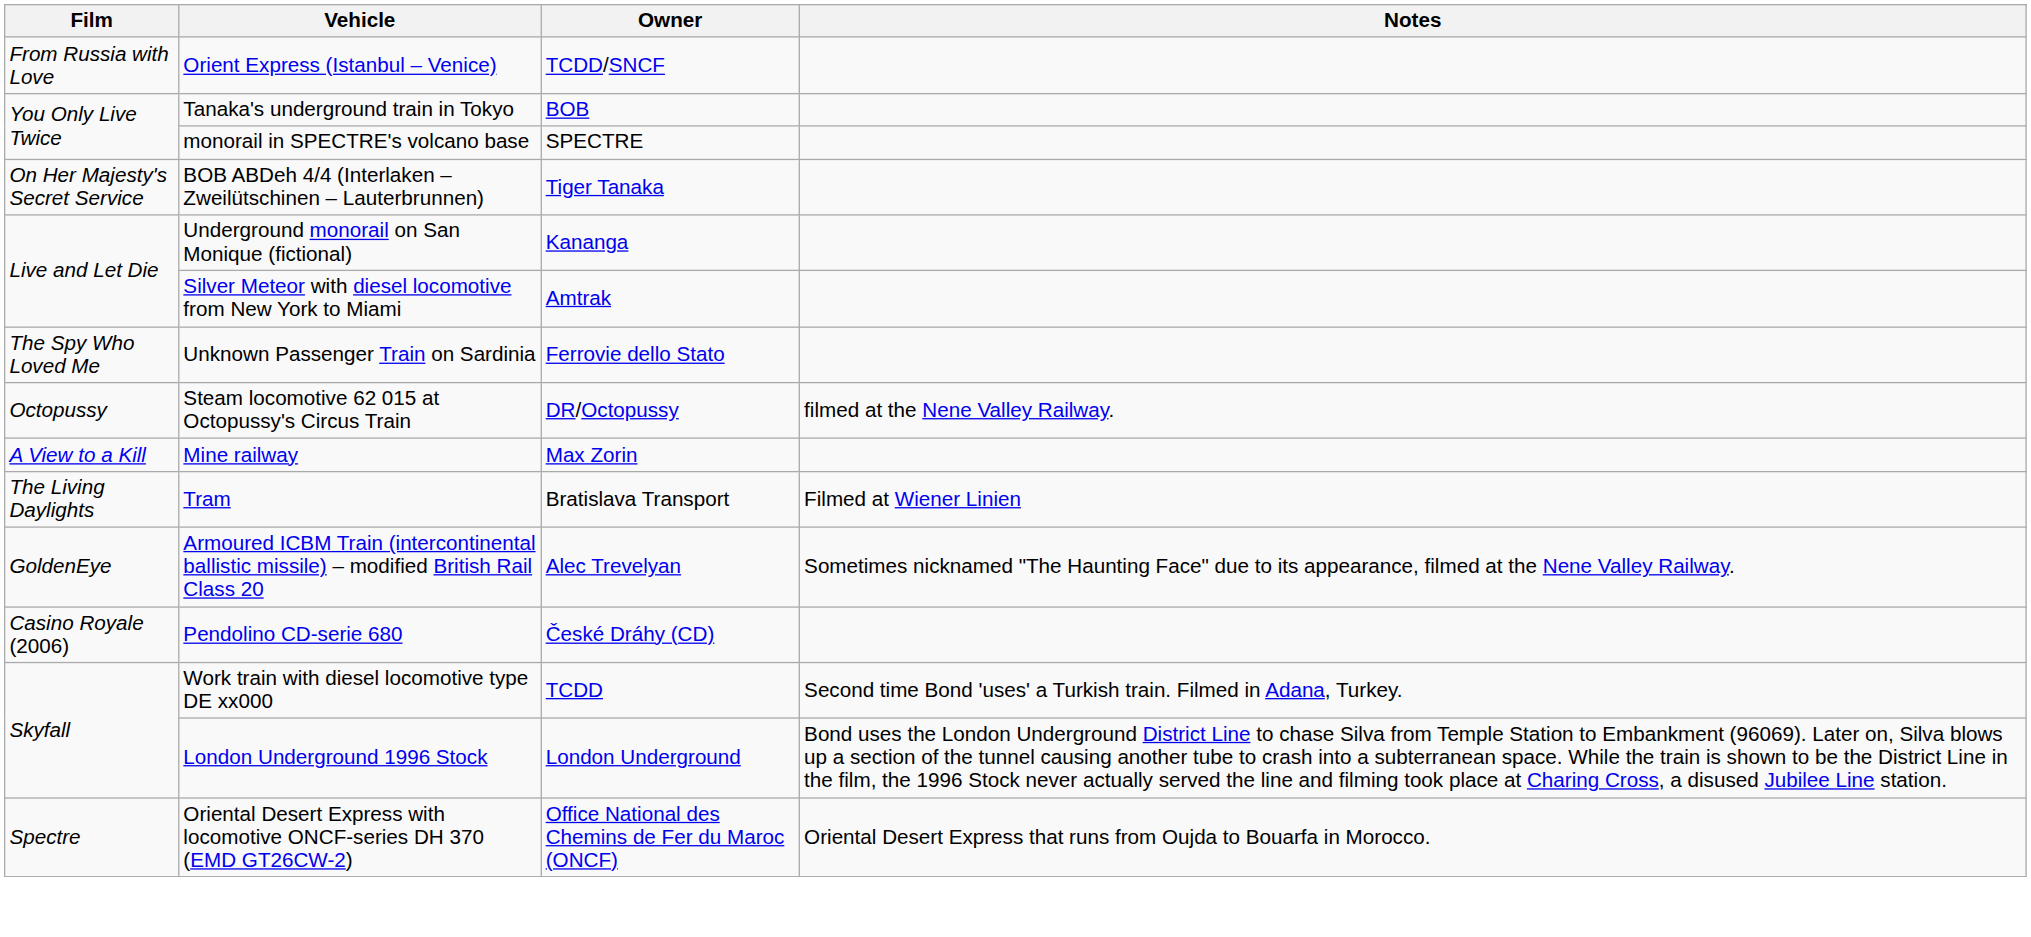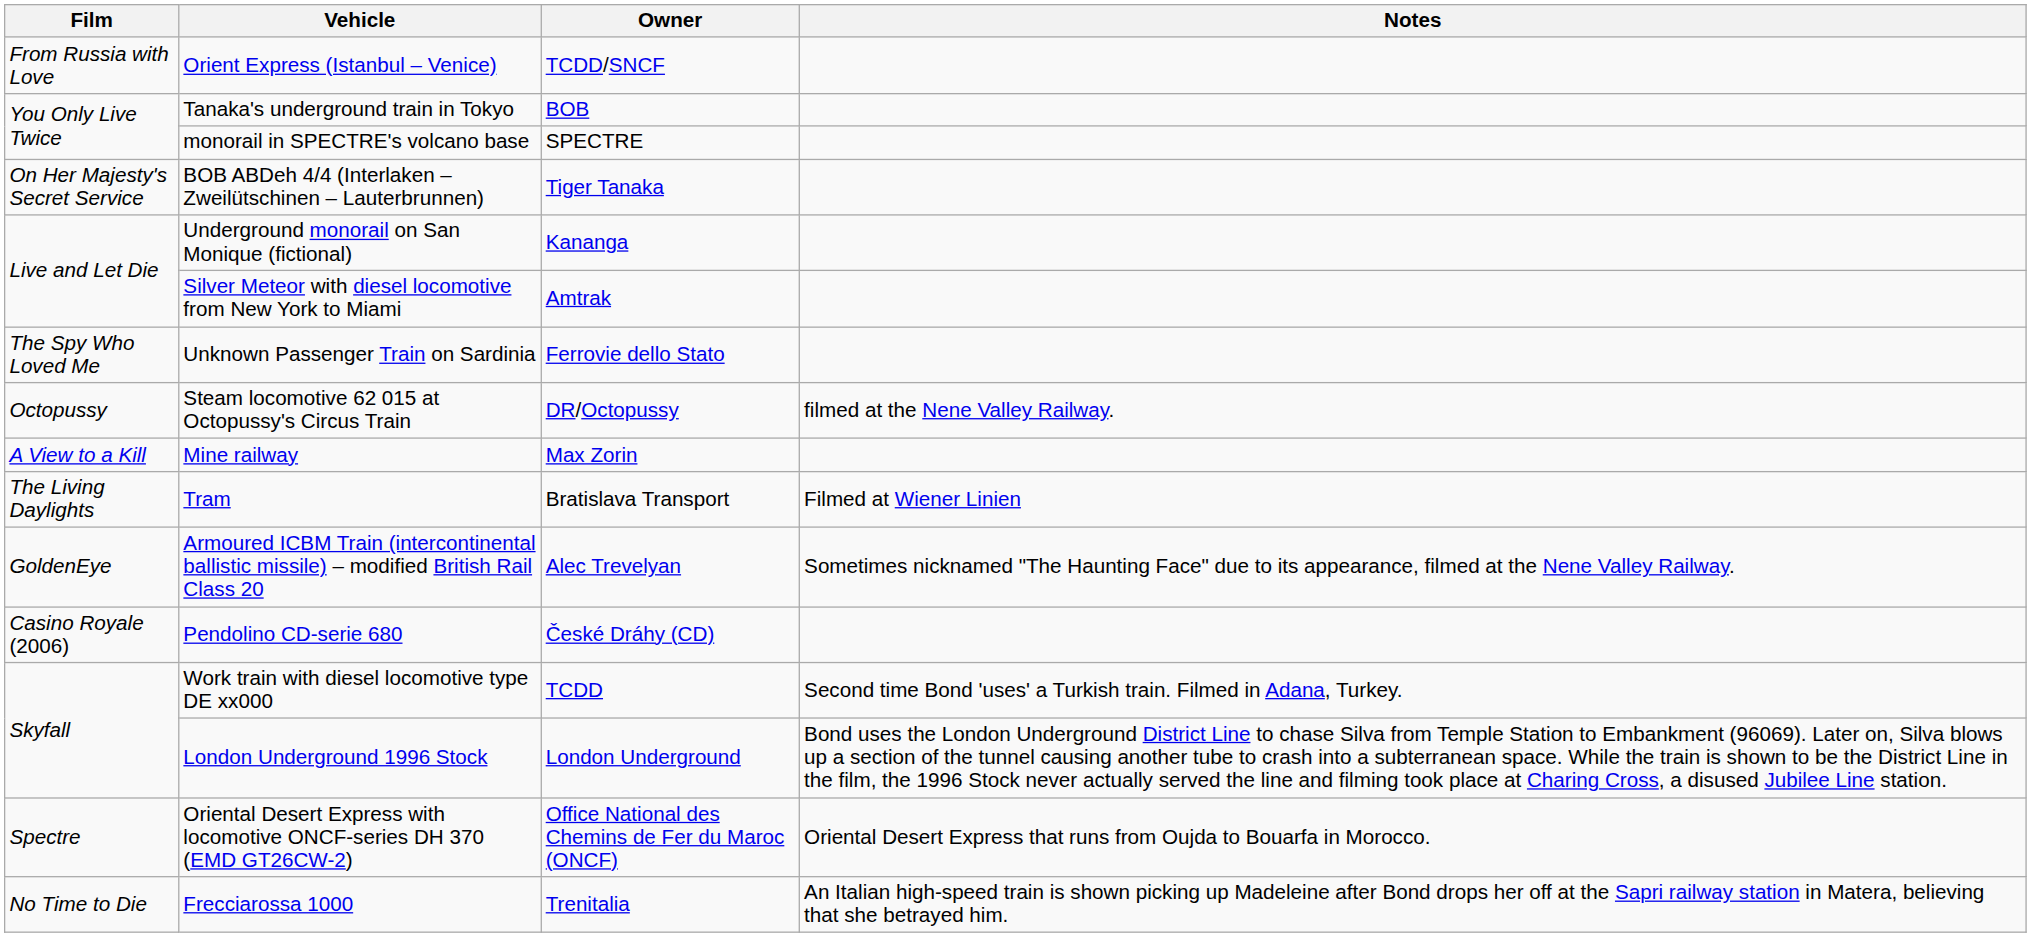+ row: (268, 904)
